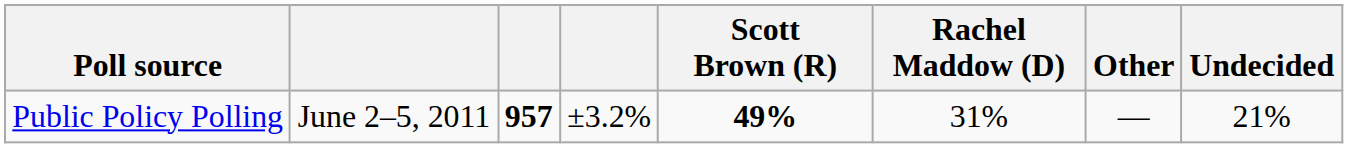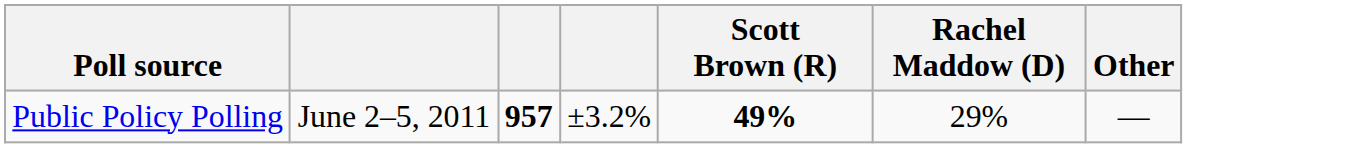- column: (1262, 65)
(979, 116) 31% -> (979, 116) 29%
